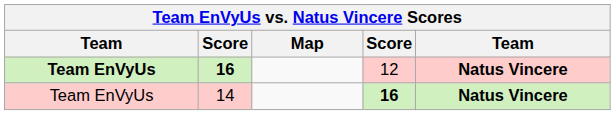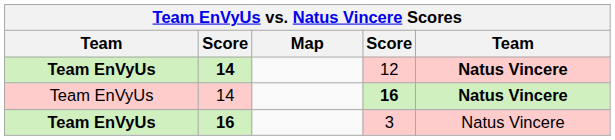(225, 69) 16 -> (225, 69) 14
+ row: (389, 122)
